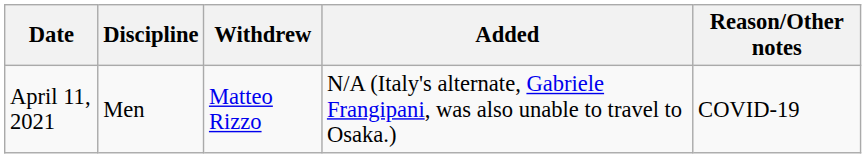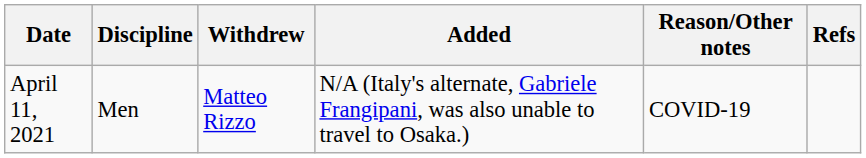+ column: (834, 35)
